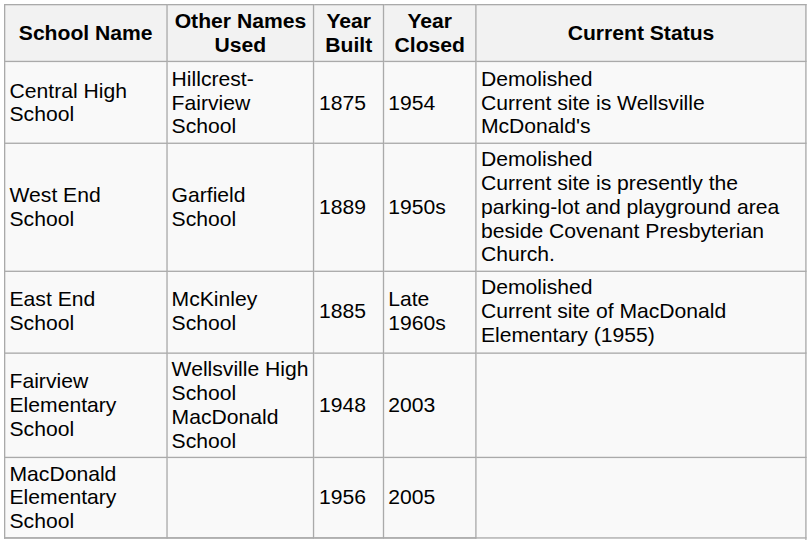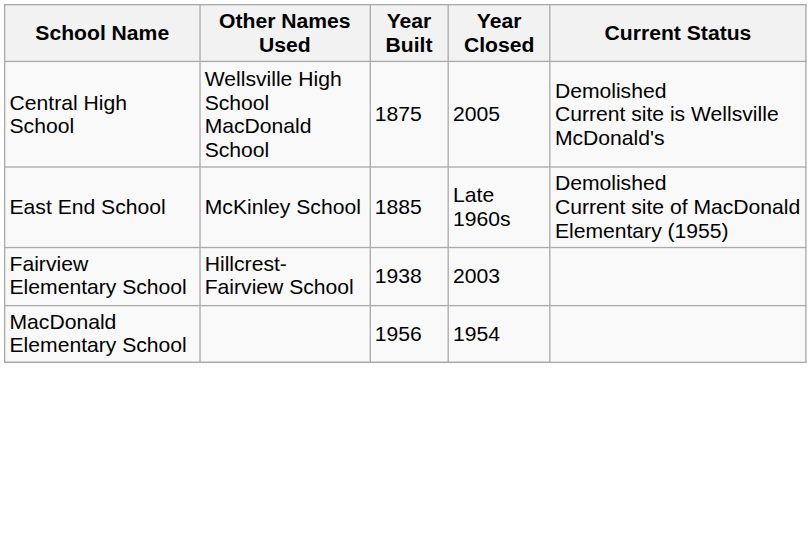(213, 102) Hillcrest-Fairview School -> (273, 114) Wellsville High School MacDonald School
(412, 102) 1954 -> (477, 114) 2005
- row: (55, 207)
(240, 404) Wellsville High School MacDonald School -> (279, 276) Hillcrest-Fairview School
(343, 404) 1948 -> (398, 276) 1938
(412, 497) 2005 -> (477, 333) 1954
